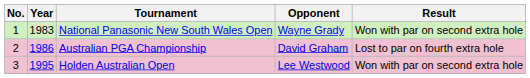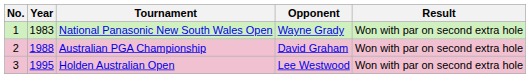(42, 48) 1986 -> (42, 48) 1988
(429, 48) Lost to par on fourth extra hole -> (439, 48) Won with par on second extra hole
